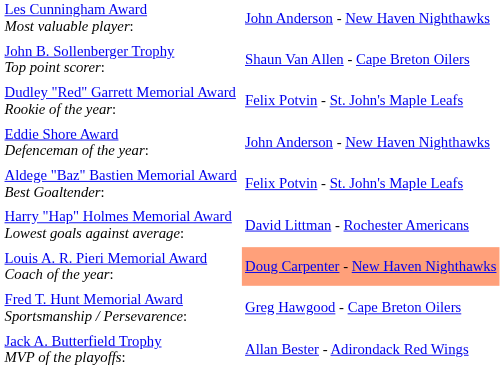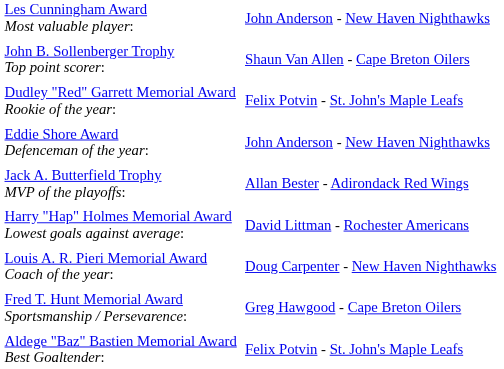rows swapped: (121, 183) <-> (83, 349)
(371, 266) lightsalmon background -> (371, 266) no background
